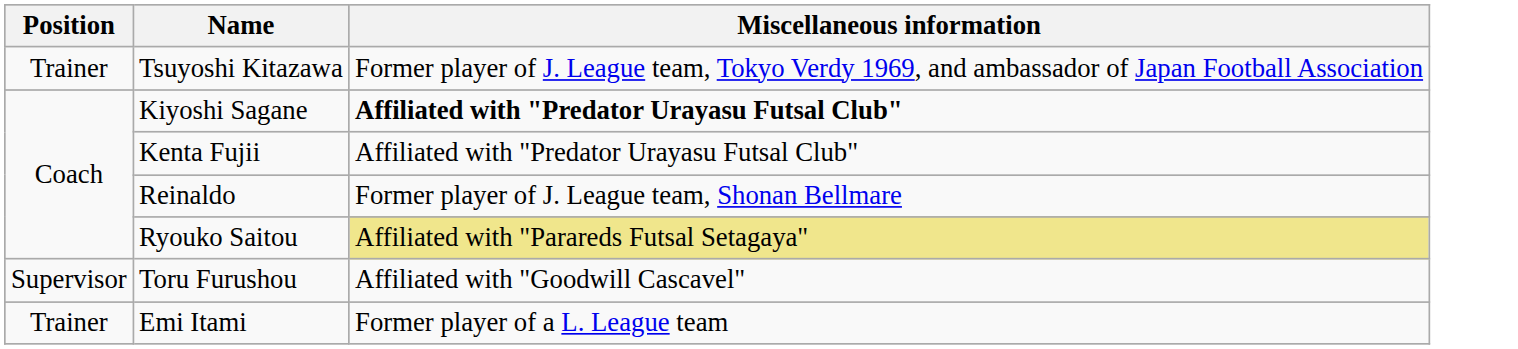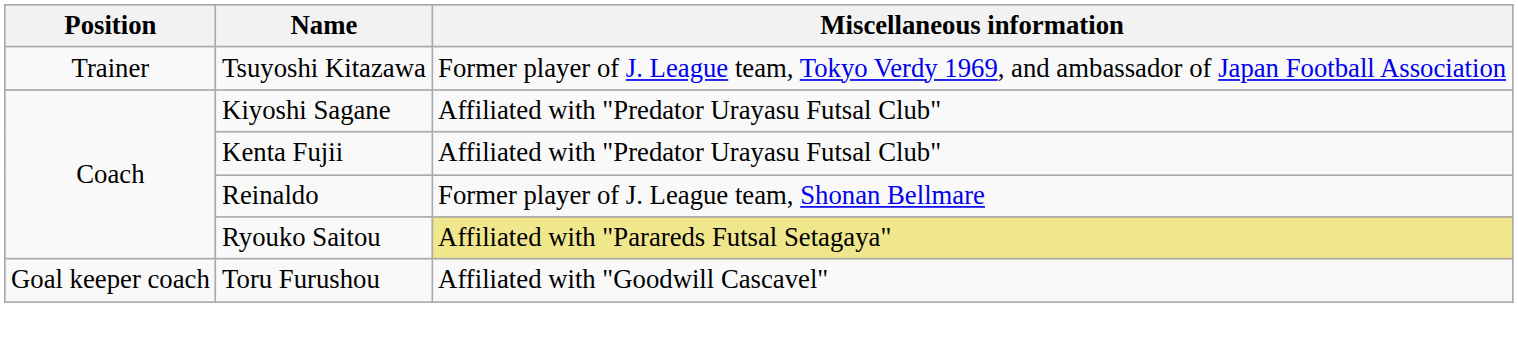(629, 110) bold -> (690, 110) normal
(69, 279) Supervisor -> (110, 279) Goal keeper coach
- row: (193, 322)
